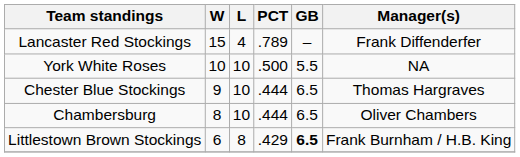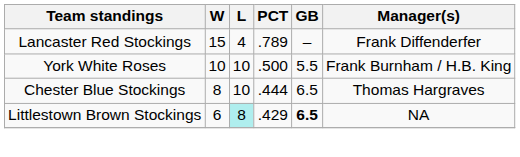(419, 66) NA -> (419, 66) Frank Burnham / H.B. King
(217, 90) 9 -> (217, 90) 8
- row: (105, 115)
(241, 139) no background -> (241, 115) paleturquoise background
(419, 139) Frank Burnham / H.B. King -> (419, 115) NA
